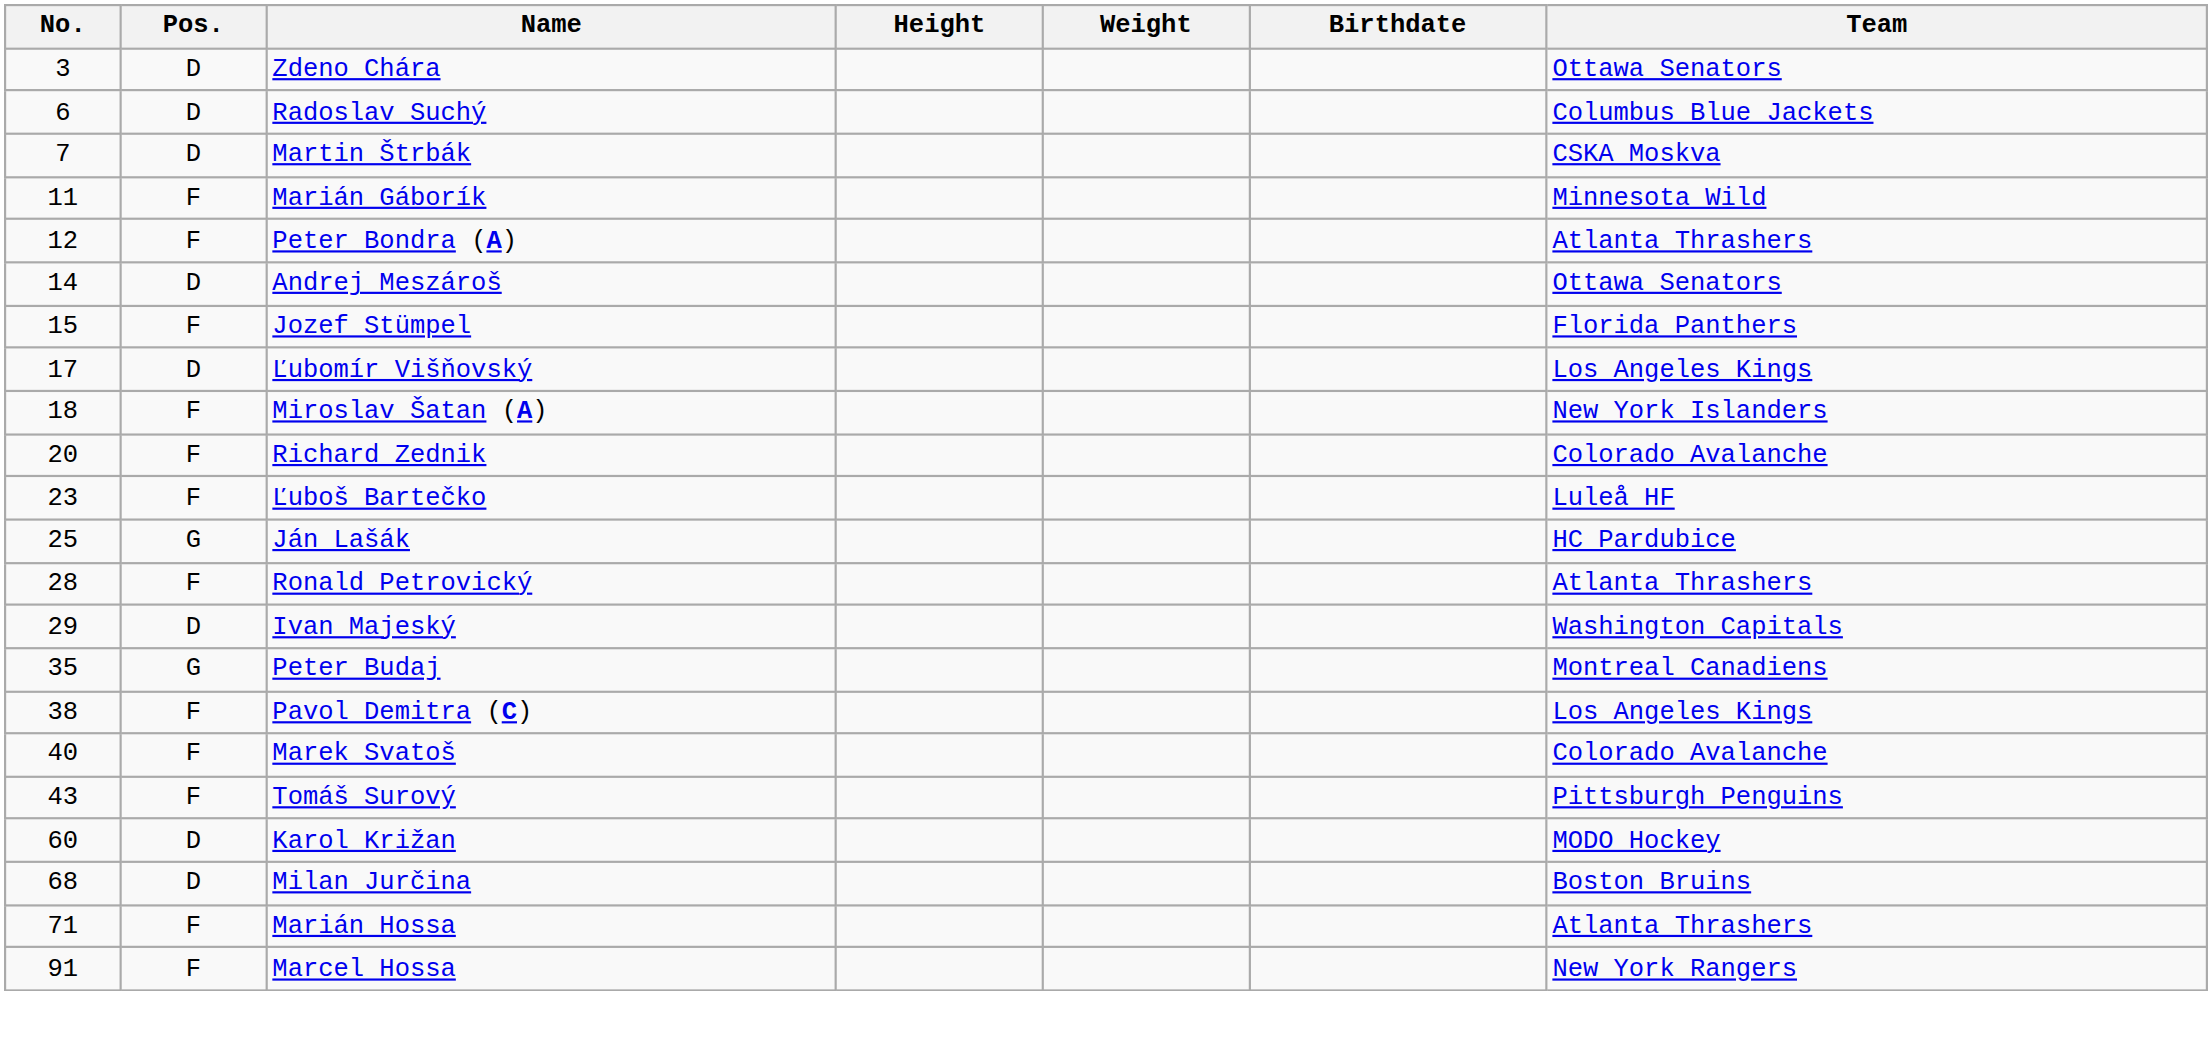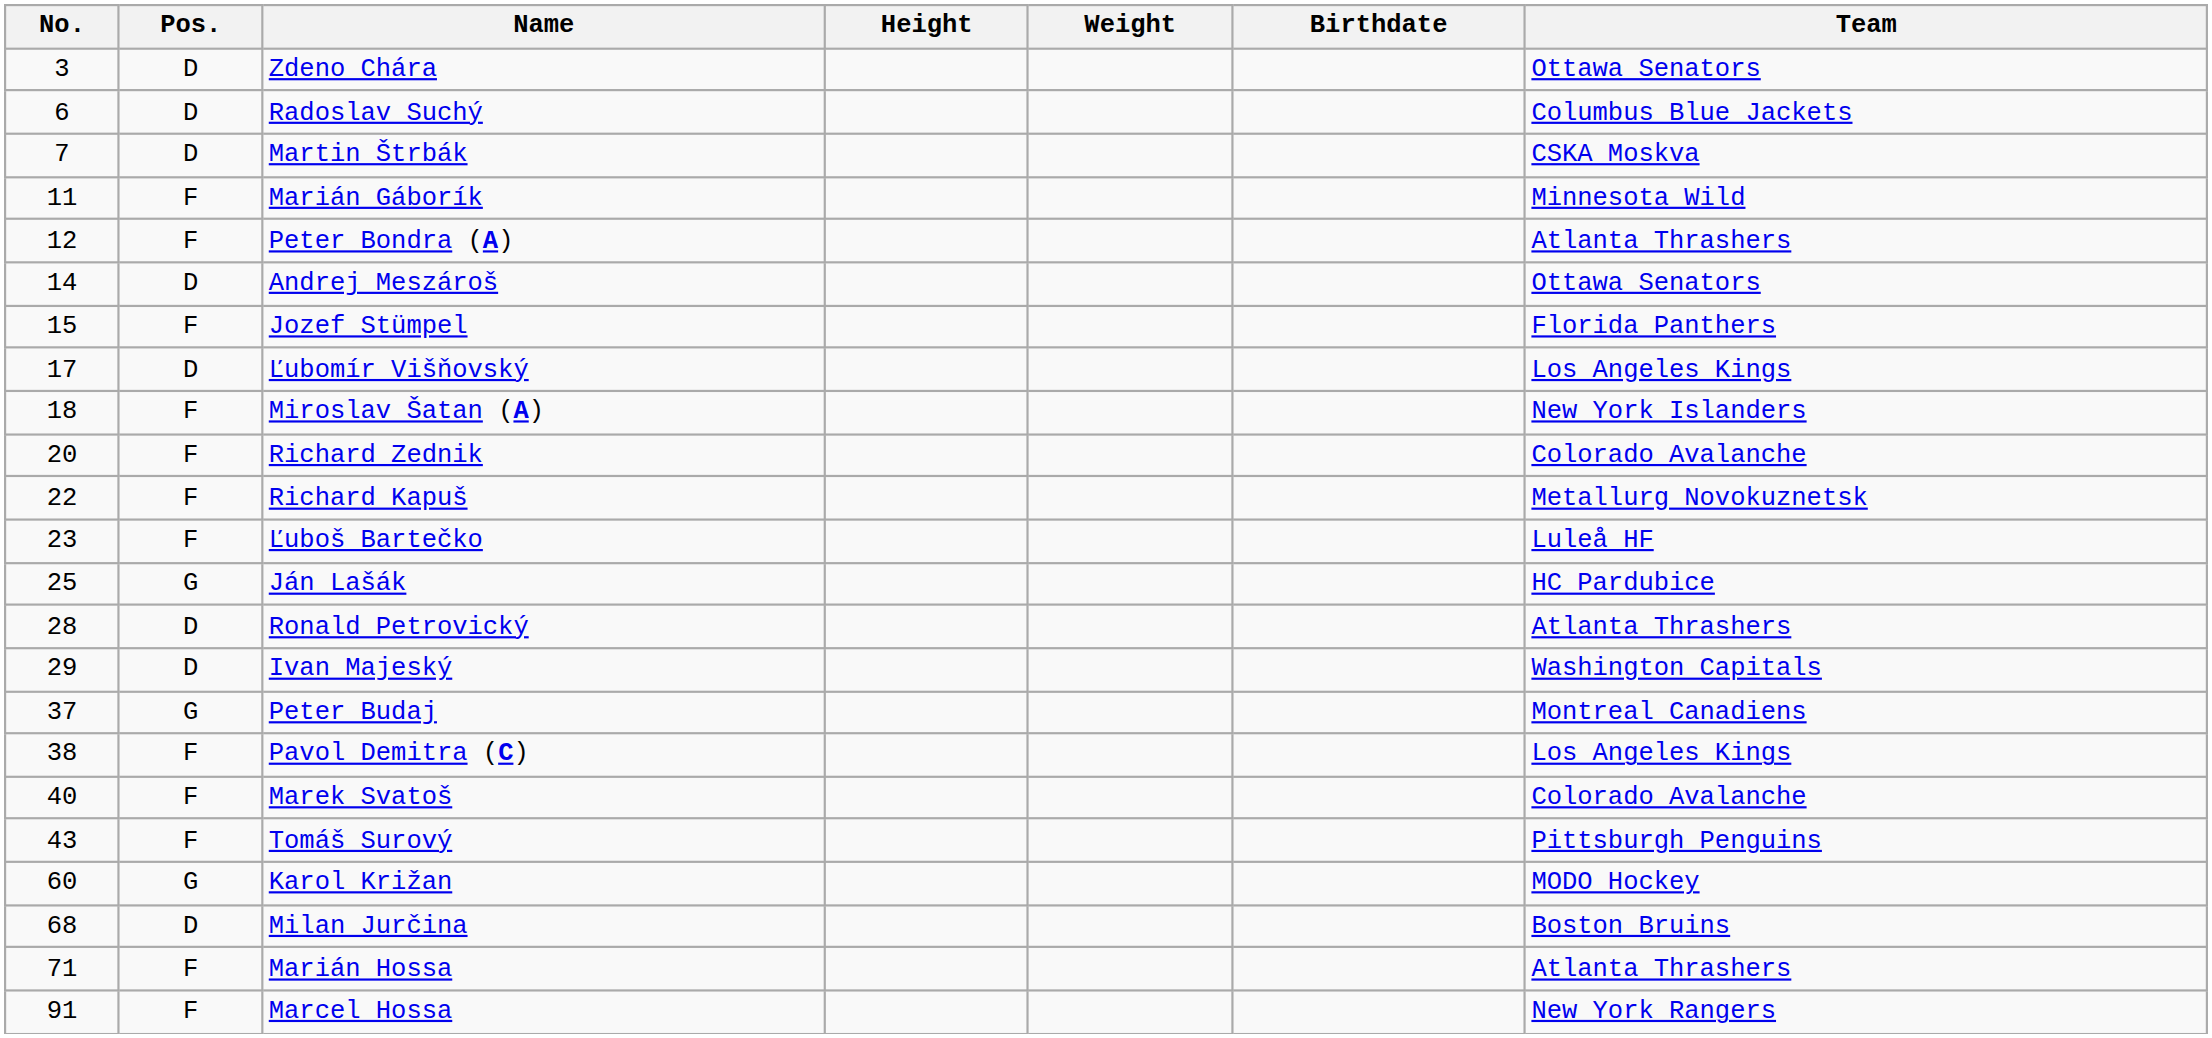+ row: (368, 498)
(193, 583) F -> (191, 626) D
(63, 669) 35 -> (62, 712) 37
(193, 840) D -> (191, 883) G
